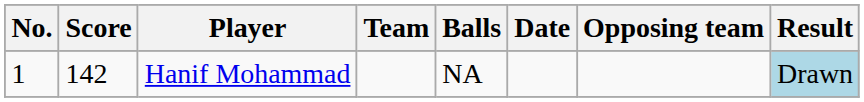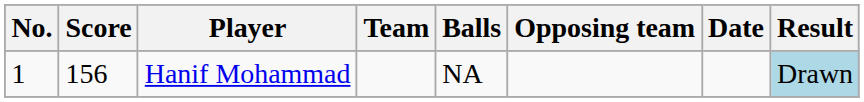columns swapped: (674, 27) <-> (542, 27)
(87, 73) 142 -> (87, 73) 156
